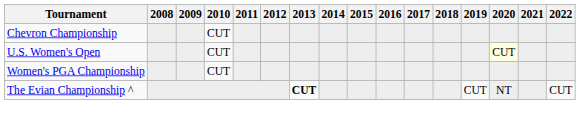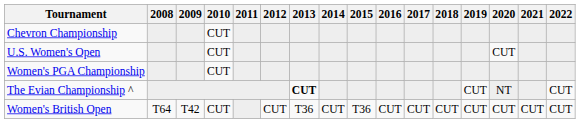(504, 52) lightyellow background -> (504, 52) no background
+ row: (59, 109)
